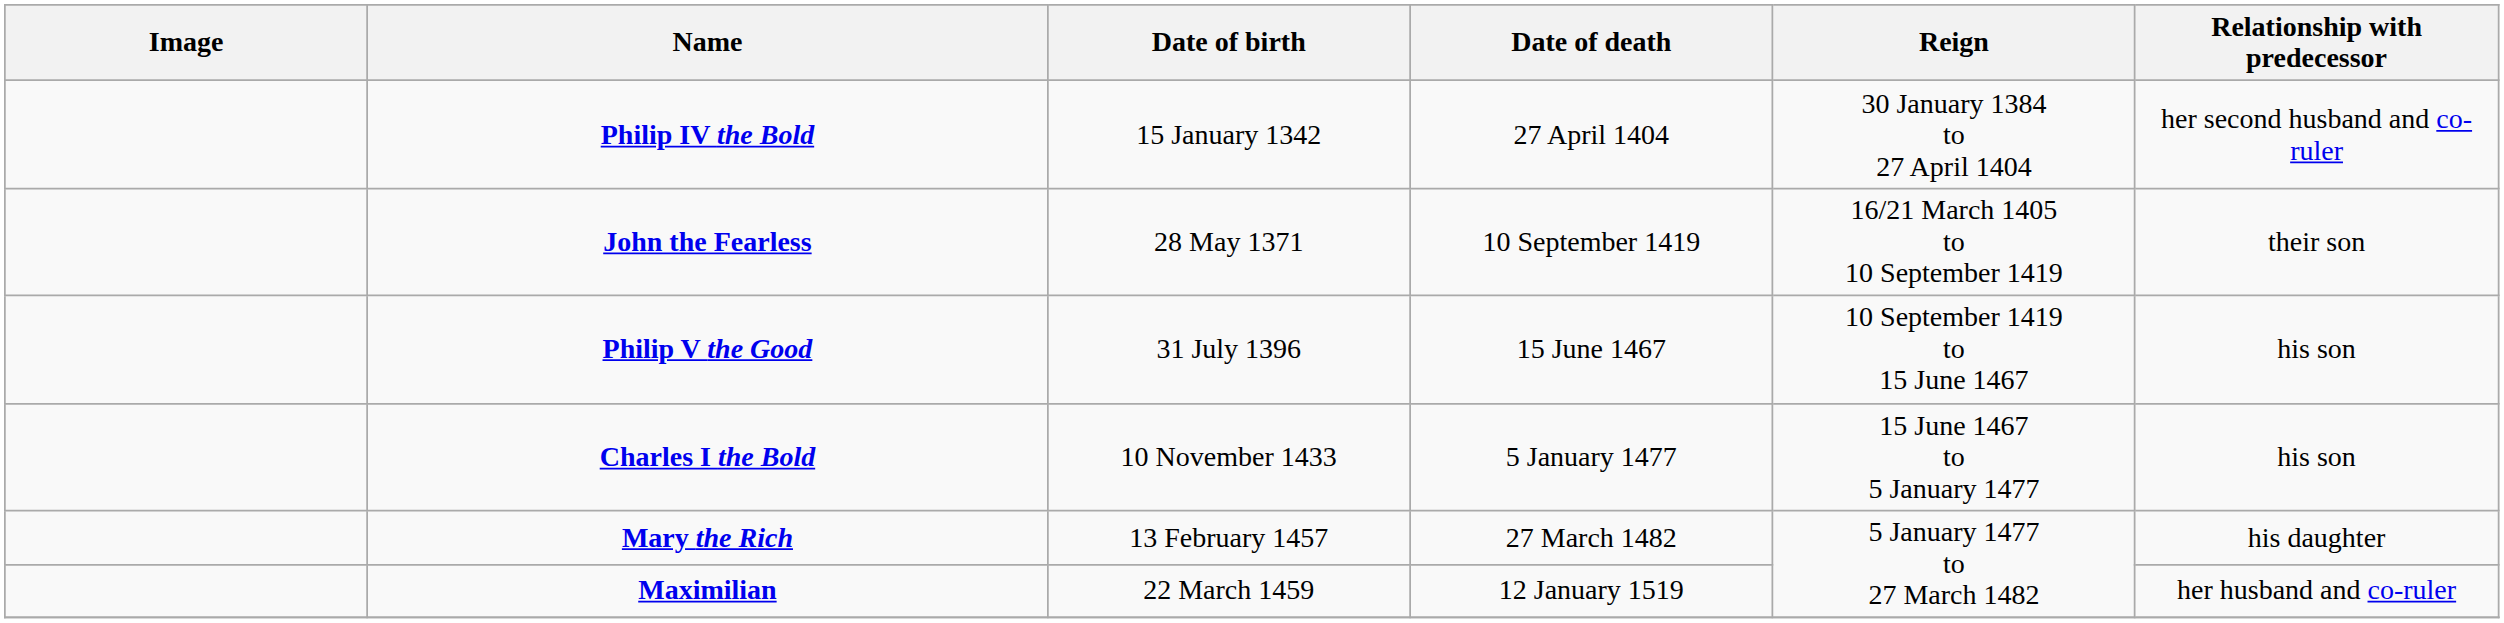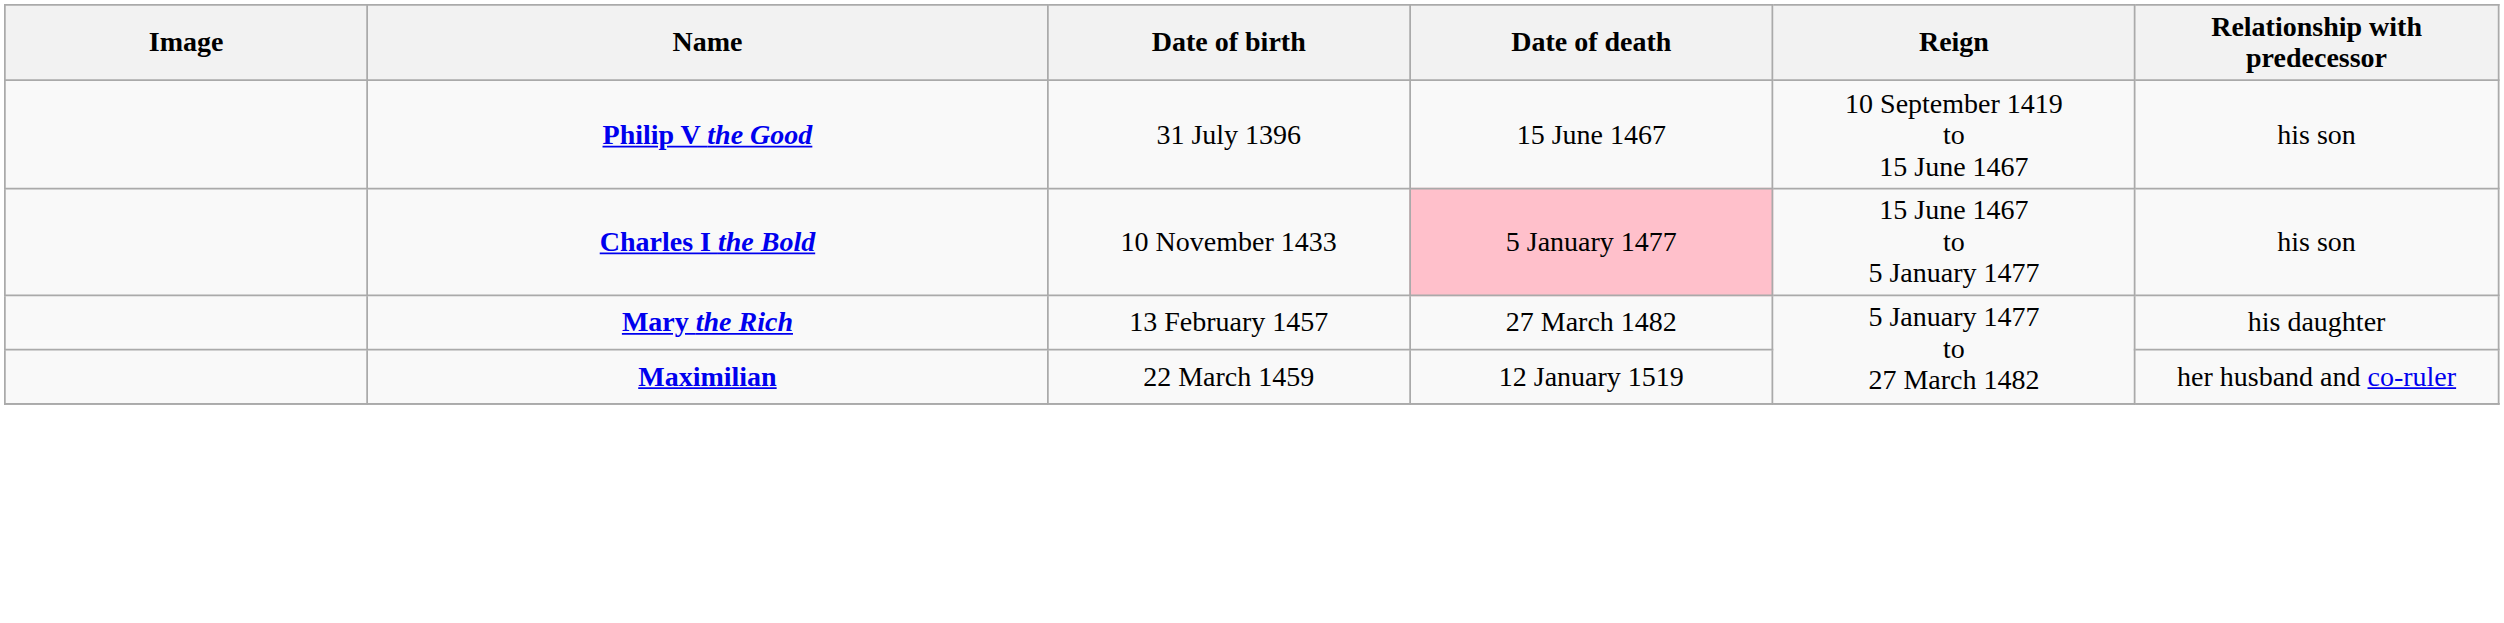- row: (707, 134)
- row: (707, 241)
(1591, 456) no background -> (1591, 241) pink background
